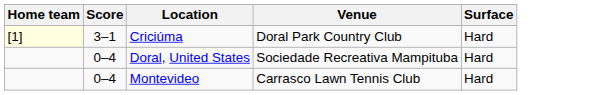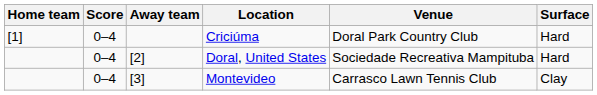+ column: (165, 15)
(15, 36) lightyellow background -> (15, 36) no background
(105, 36) 3–1 -> (105, 36) 0–4
(479, 79) Hard -> (554, 79) Clay
